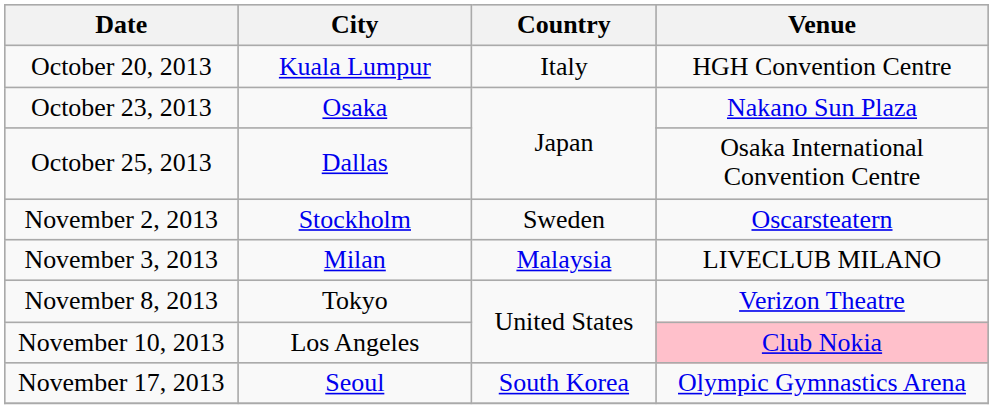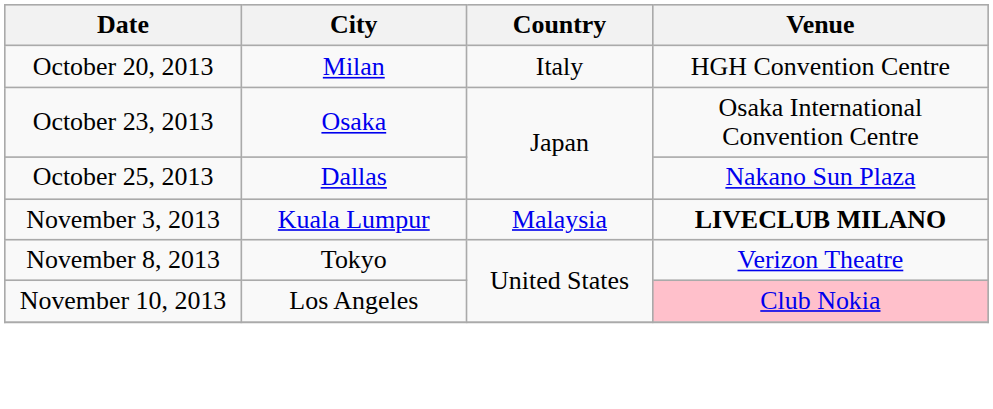(355, 66) Kuala Lumpur -> (354, 66) Milan
(822, 107) Nakano Sun Plaza -> (820, 121) Osaka International Convention Centre
(822, 162) Osaka International Convention Centre -> (820, 177) Nakano Sun Plaza
- row: (121, 218)
(355, 259) Milan -> (354, 218) Kuala Lumpur
(822, 259) normal -> (820, 218) bold
- row: (121, 383)
